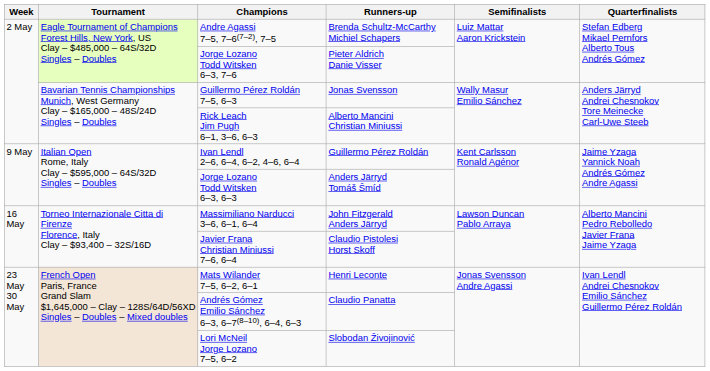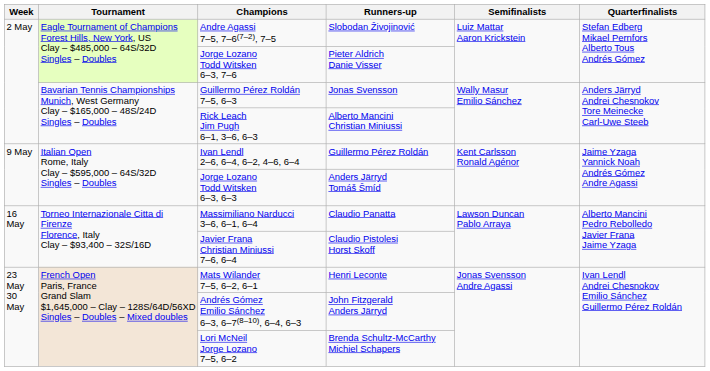(382, 32) Brenda Schultz-McCarthy Michiel Schapers -> (372, 27) Slobodan Živojinović
(361, 218) John Fitzgerald Anders Järryd -> (362, 213) Claudio Panatta
(362, 300) Claudio Panatta -> (361, 305) John Fitzgerald Anders Järryd
(372, 338) Slobodan Živojinović -> (382, 343) Brenda Schultz-McCarthy Michiel Schapers
